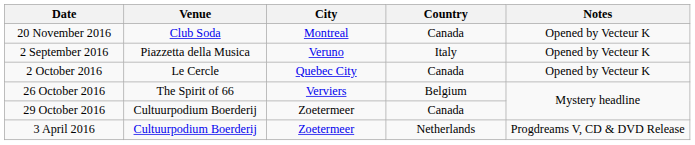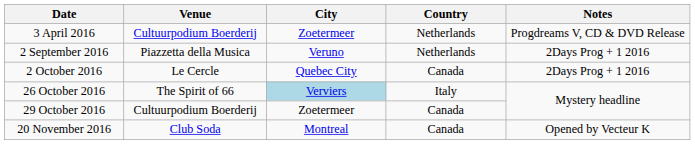rows swapped: (64, 129) <-> (64, 33)
(446, 52) Italy -> (446, 52) Netherlands
(598, 52) Opened by Vecteur K -> (598, 52) 2Days Prog + 1 2016
(598, 71) Opened by Vecteur K -> (598, 71) 2Days Prog + 1 2016
(326, 91) no background -> (326, 91) lightblue background
(446, 91) Belgium -> (446, 91) Italy
